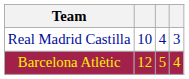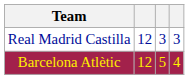(145, 39) 10 -> (145, 39) 12
(162, 39) 4 -> (162, 39) 3
